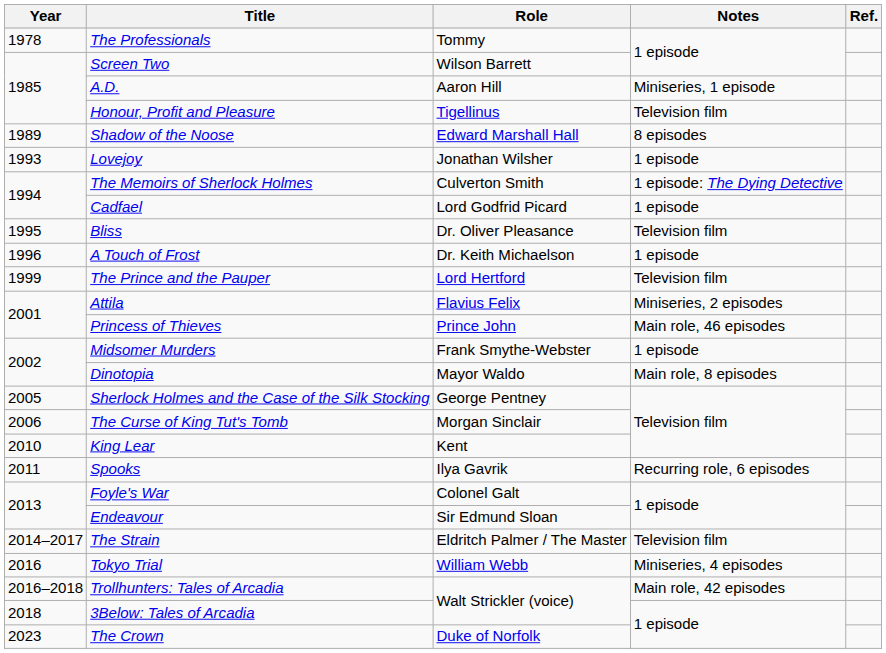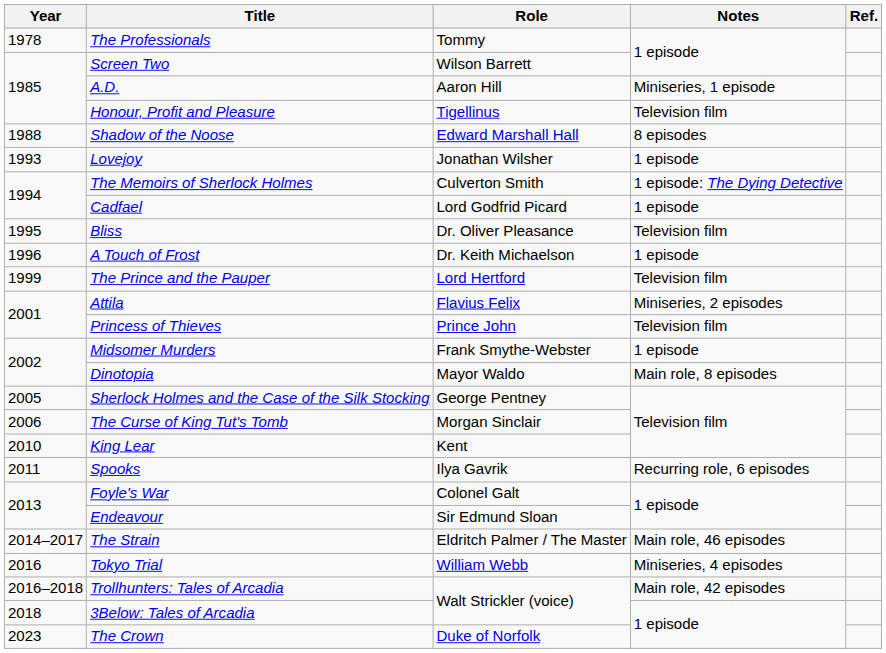(25, 135) 1989 -> (25, 135) 1988
(709, 326) Main role, 46 episodes -> (681, 326) Television film
(681, 541) Television film -> (709, 541) Main role, 46 episodes
